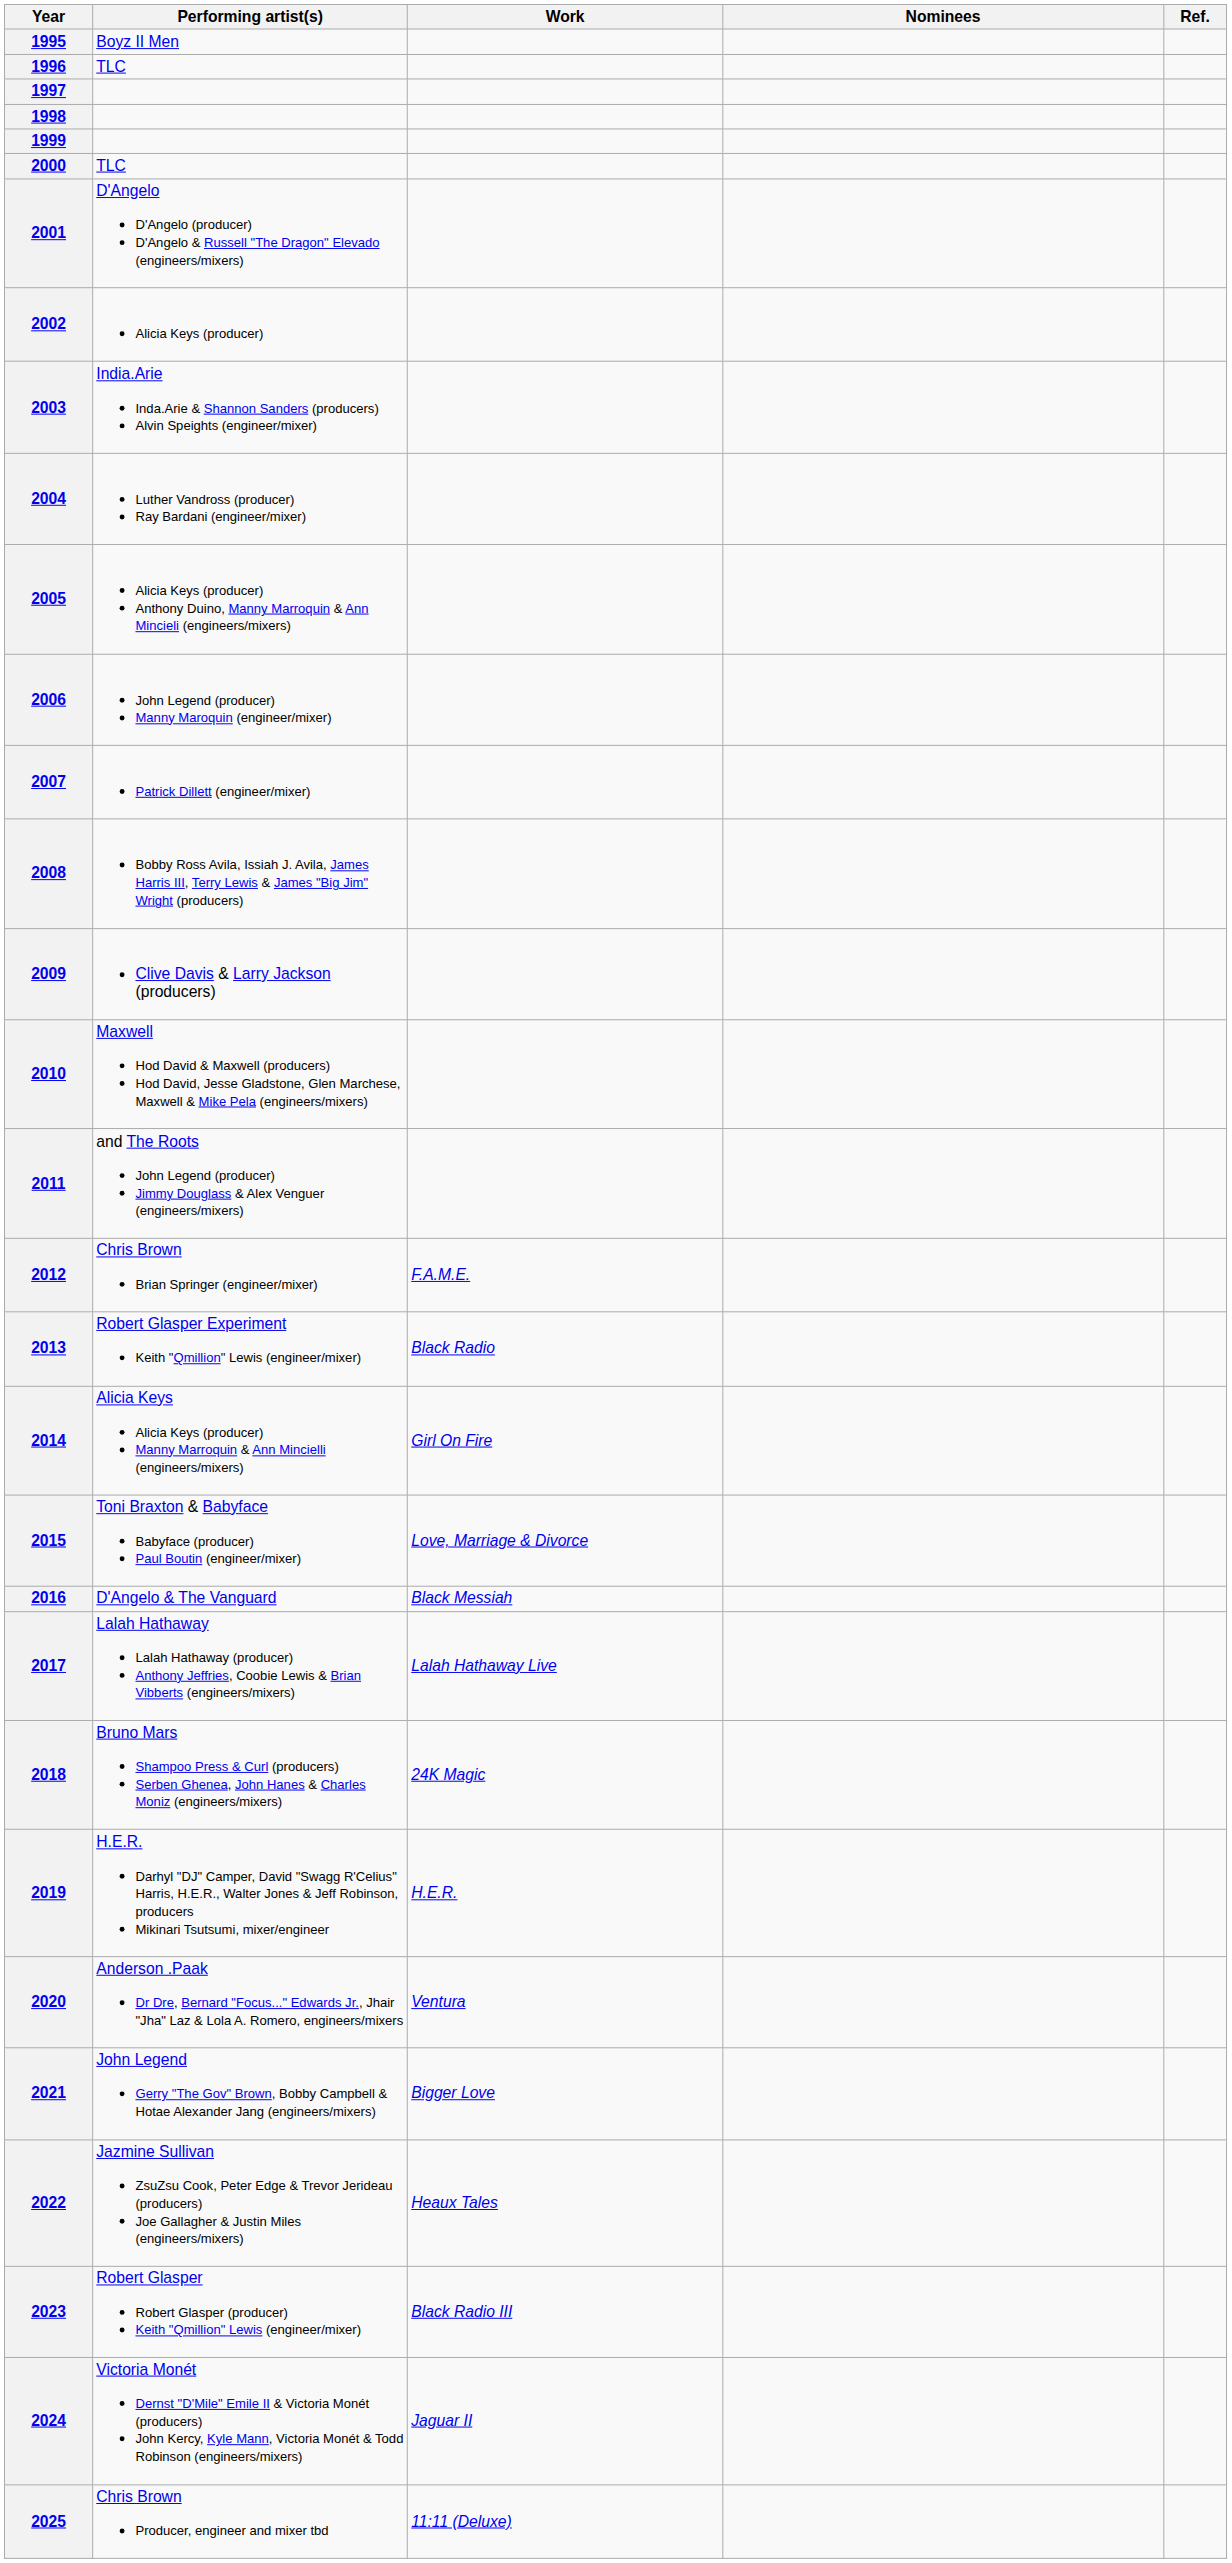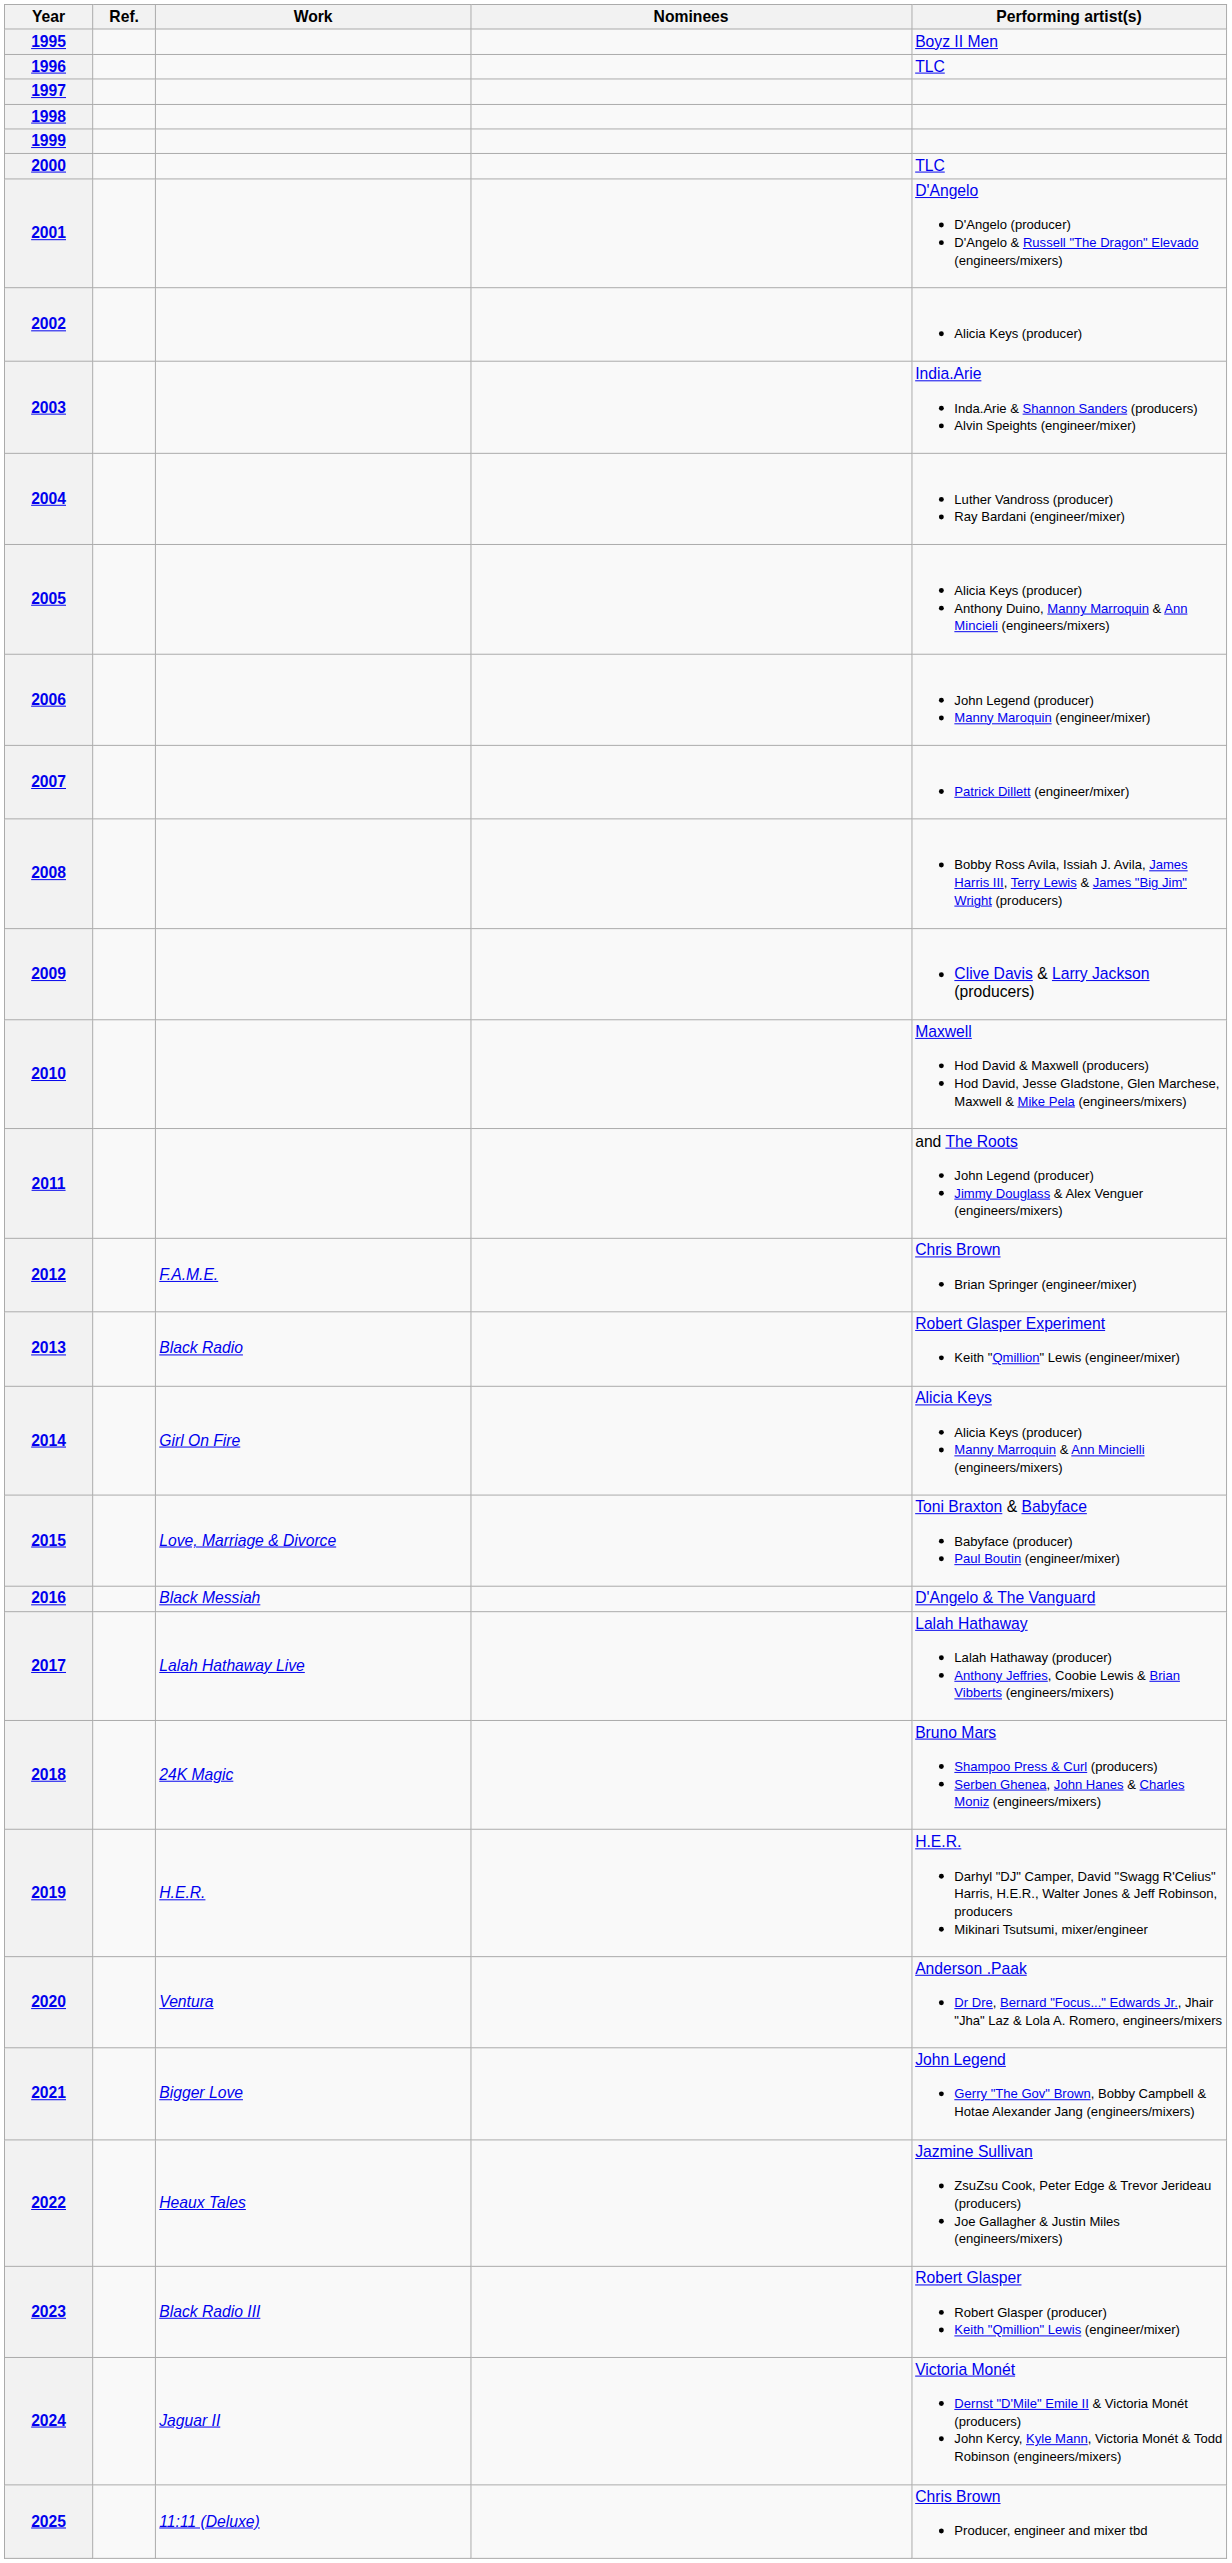columns swapped: (250, 16) <-> (1195, 16)
